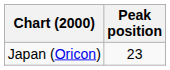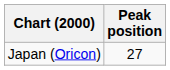(135, 53) 23 -> (135, 53) 27
